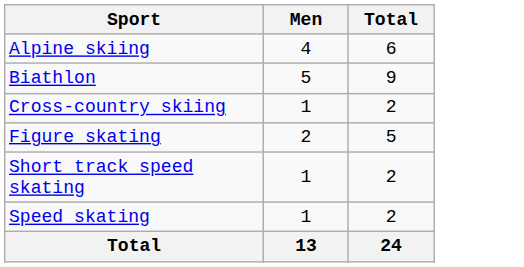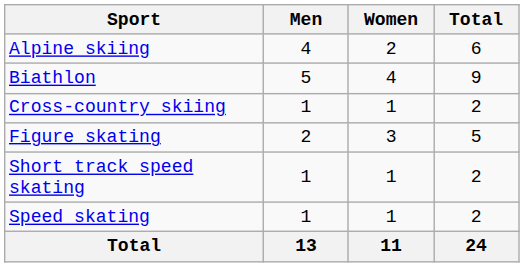+ column: (391, 19)
